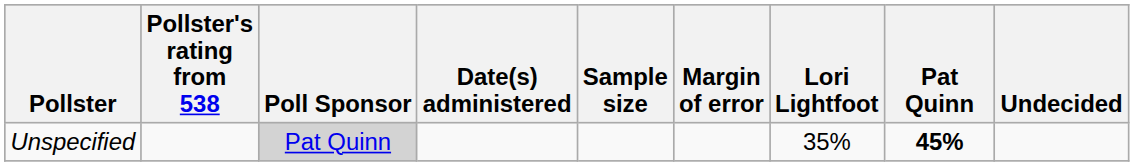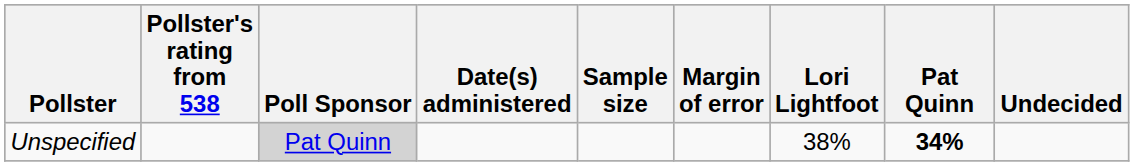(827, 142) 35% -> (827, 142) 38%
(940, 142) 45% -> (940, 142) 34%
